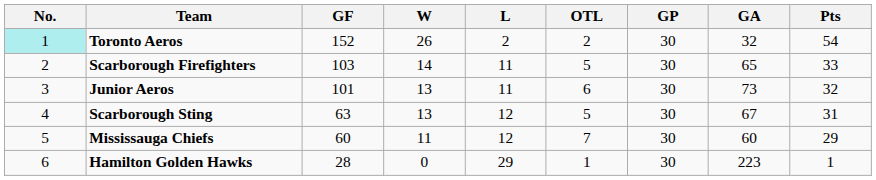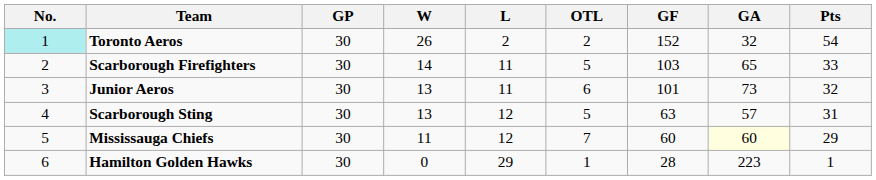columns swapped: (668, 16) <-> (343, 16)
(749, 114) 67 -> (749, 114) 57
(749, 138) no background -> (749, 138) lightyellow background
